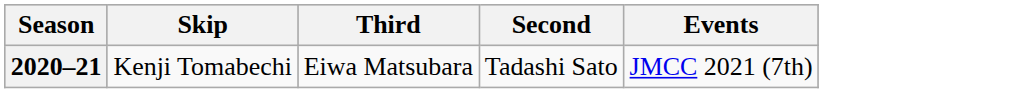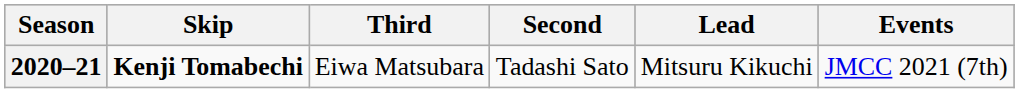+ column: (727, 25)
(203, 66) normal -> (208, 66) bold
